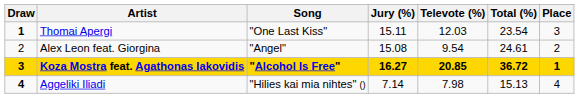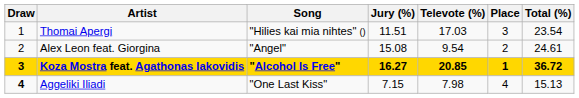columns swapped: (514, 13) <-> (557, 13)
(21, 31) bold -> (21, 31) normal
(288, 31) "One Last Kiss" -> (308, 31) "Hilies kai mia nihtes" ()
(393, 31) 15.11 -> (393, 31) 11.51
(453, 31) 12.03 -> (453, 31) 17.03
(308, 84) "Hilies kai mia nihtes" () -> (288, 84) "One Last Kiss"
(393, 84) 7.14 -> (393, 84) 7.15
